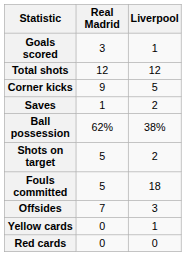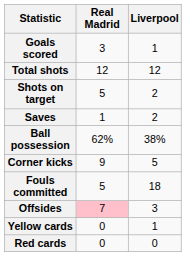rows swapped: (40, 157) <-> (40, 88)
(102, 209) no background -> (102, 209) pink background
